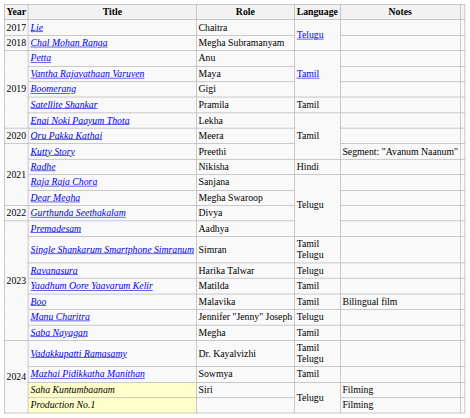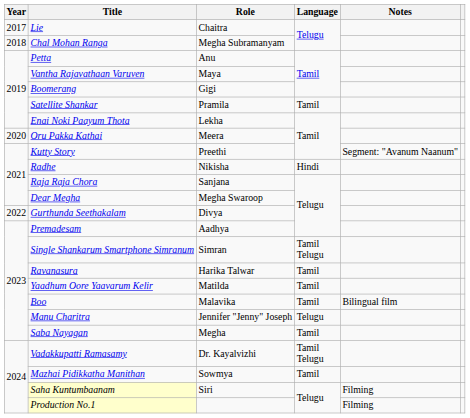(310, 270) Telugu -> (308, 270) Tamil
